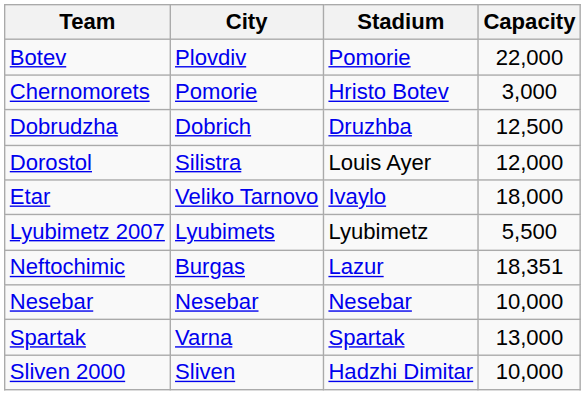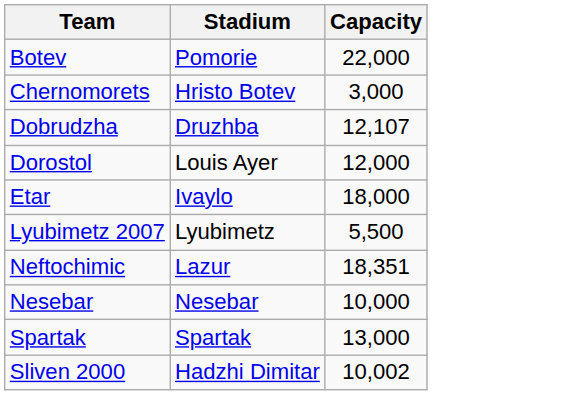- column: (247, 22)
(529, 127) 12,500 -> (376, 127) 12,107
(529, 372) 10,000 -> (376, 372) 10,002
